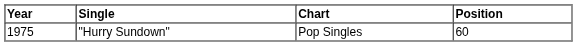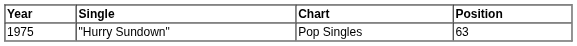(462, 31) 60 -> (462, 31) 63
